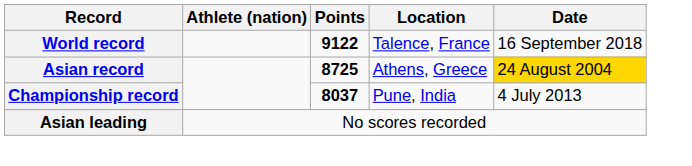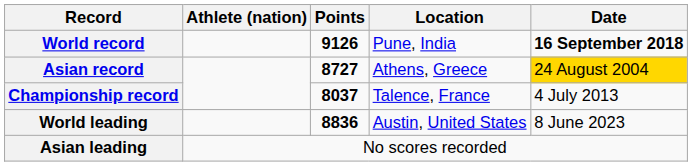(340, 43) 9122 -> (340, 43) 9126
(431, 43) Talence, France -> (414, 43) Pune, India
(570, 43) normal -> (609, 43) bold
(340, 69) 8725 -> (340, 69) 8727
(414, 95) Pune, India -> (431, 95) Talence, France
+ row: (93, 122)
